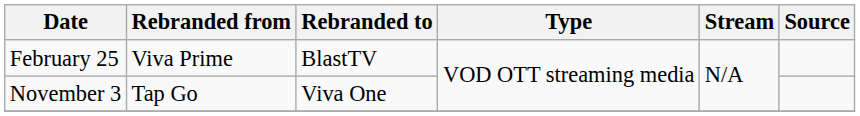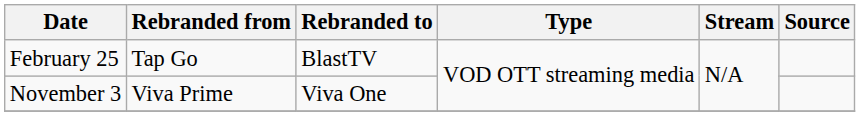(182, 57) Viva Prime -> (165, 57) Tap Go
(165, 93) Tap Go -> (182, 93) Viva Prime
